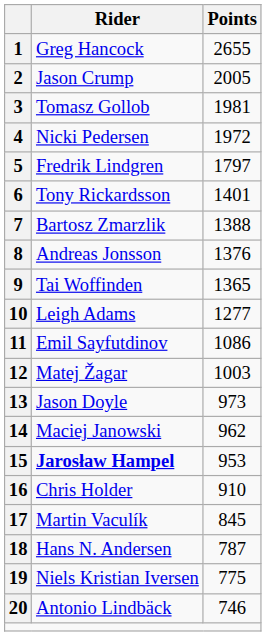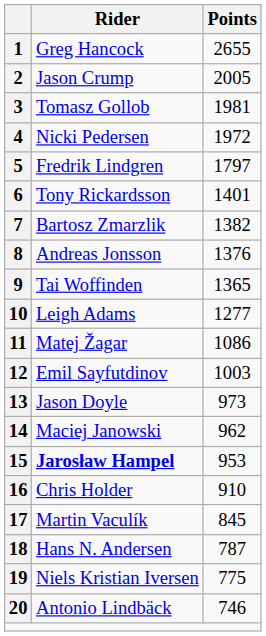(232, 225) 1388 -> (232, 225) 1382
(102, 343) Emil Sayfutdinov -> (82, 343) Matej Žagar
(82, 372) Matej Žagar -> (102, 372) Emil Sayfutdinov
